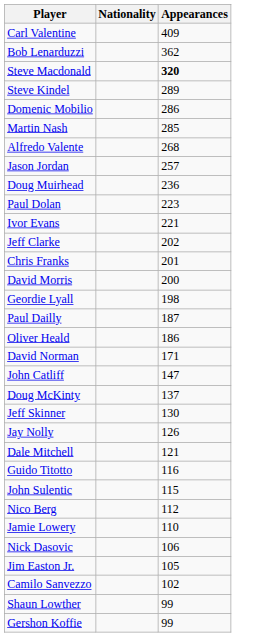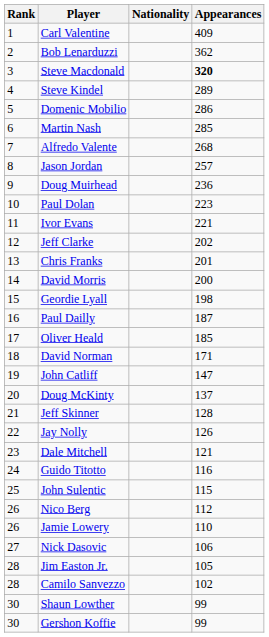+ column: (21, 14)
(170, 337) 186 -> (204, 337) 185
(170, 413) 130 -> (204, 413) 128
